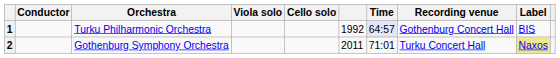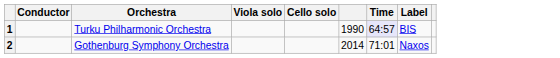- column: (457, 13)
(353, 29) 1992 -> (353, 29) 1990
(352, 45) 2011 -> (353, 45) 2014
(533, 45) khaki background -> (414, 45) no background
